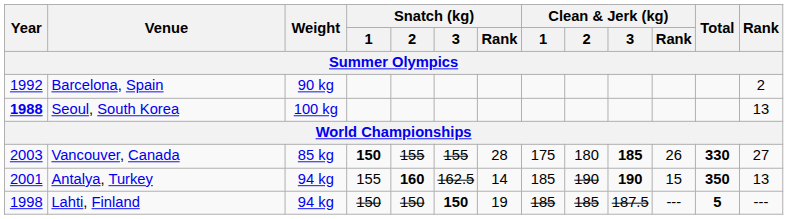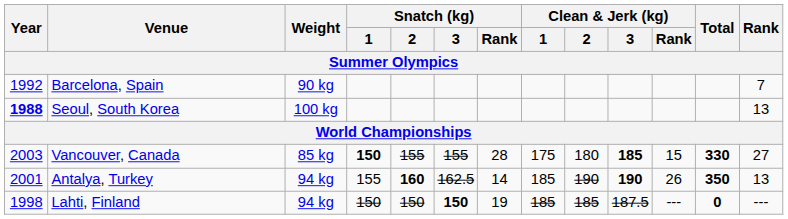(761, 86) 2 -> (761, 86) 7
(674, 156) 26 -> (674, 156) 15
(674, 179) 15 -> (674, 179) 26
(717, 202) 5 -> (717, 202) 0
